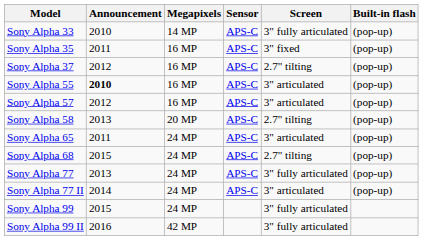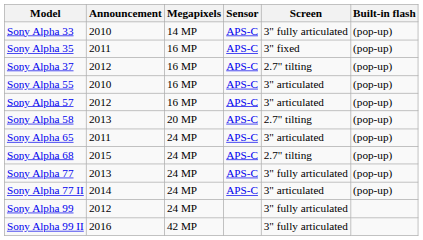(100, 84) bold -> (100, 84) normal
(100, 208) 2015 -> (100, 208) 2012
